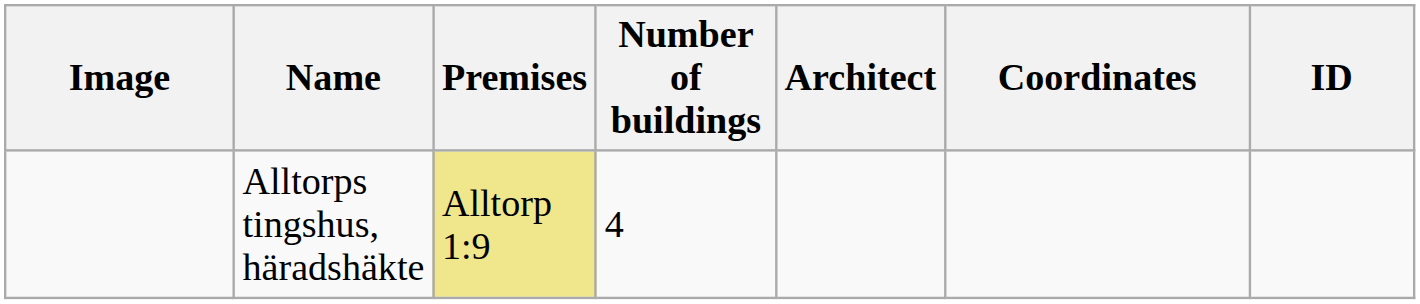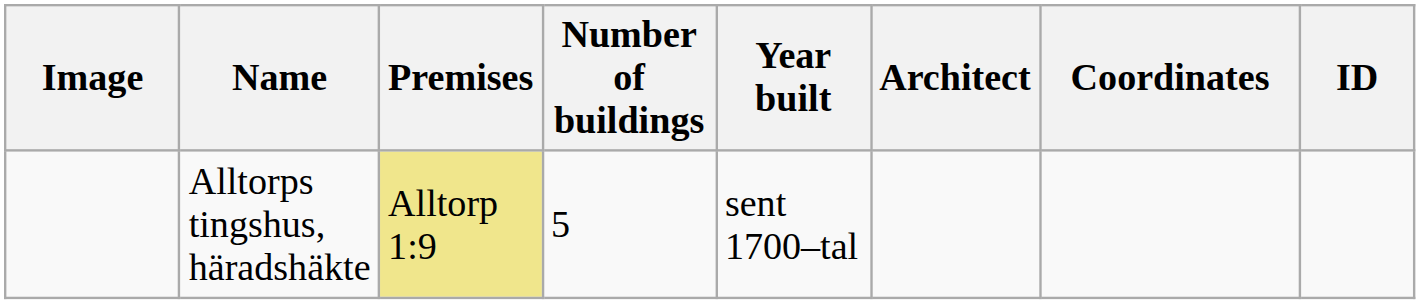+ column: (793, 77)
(614, 223) 4 -> (560, 223) 5
